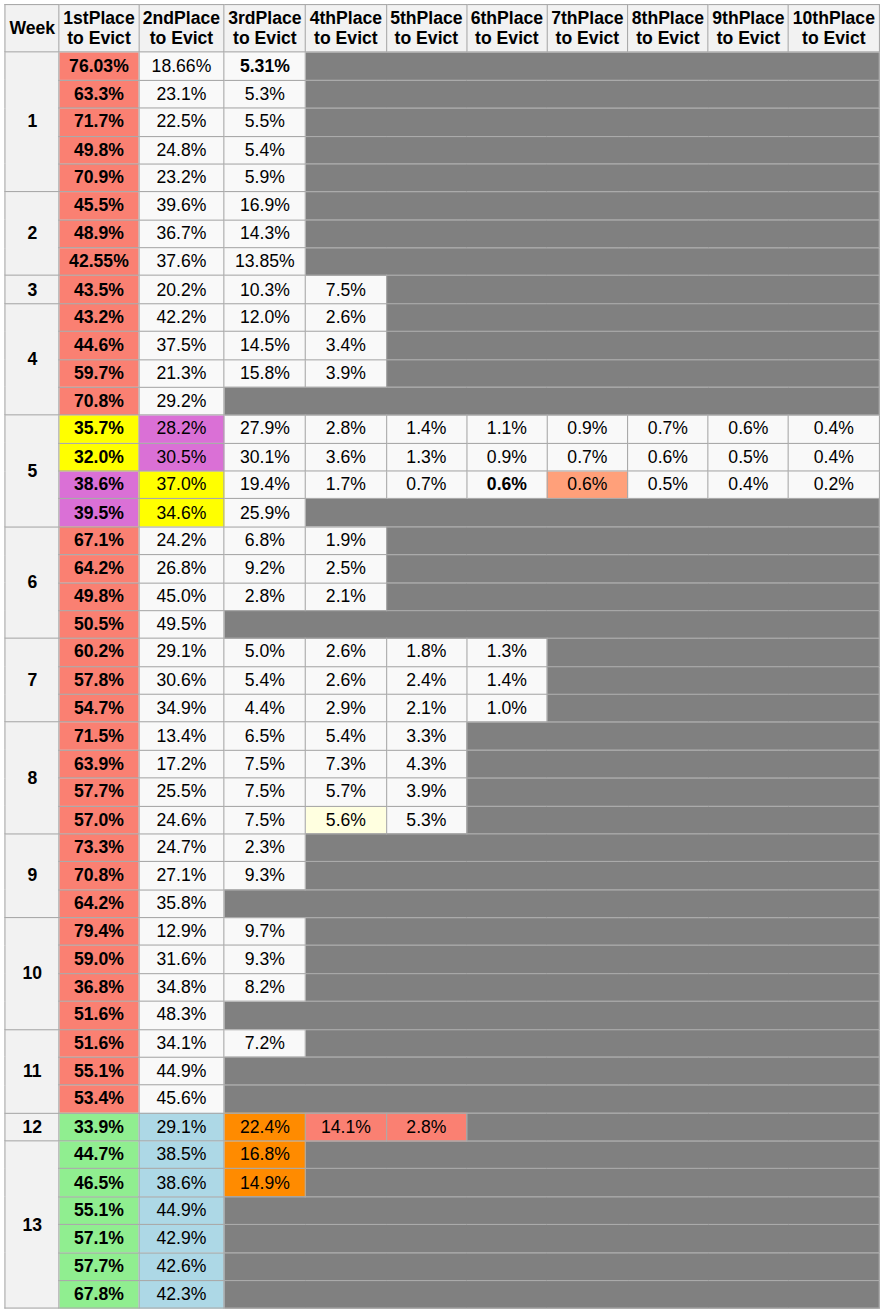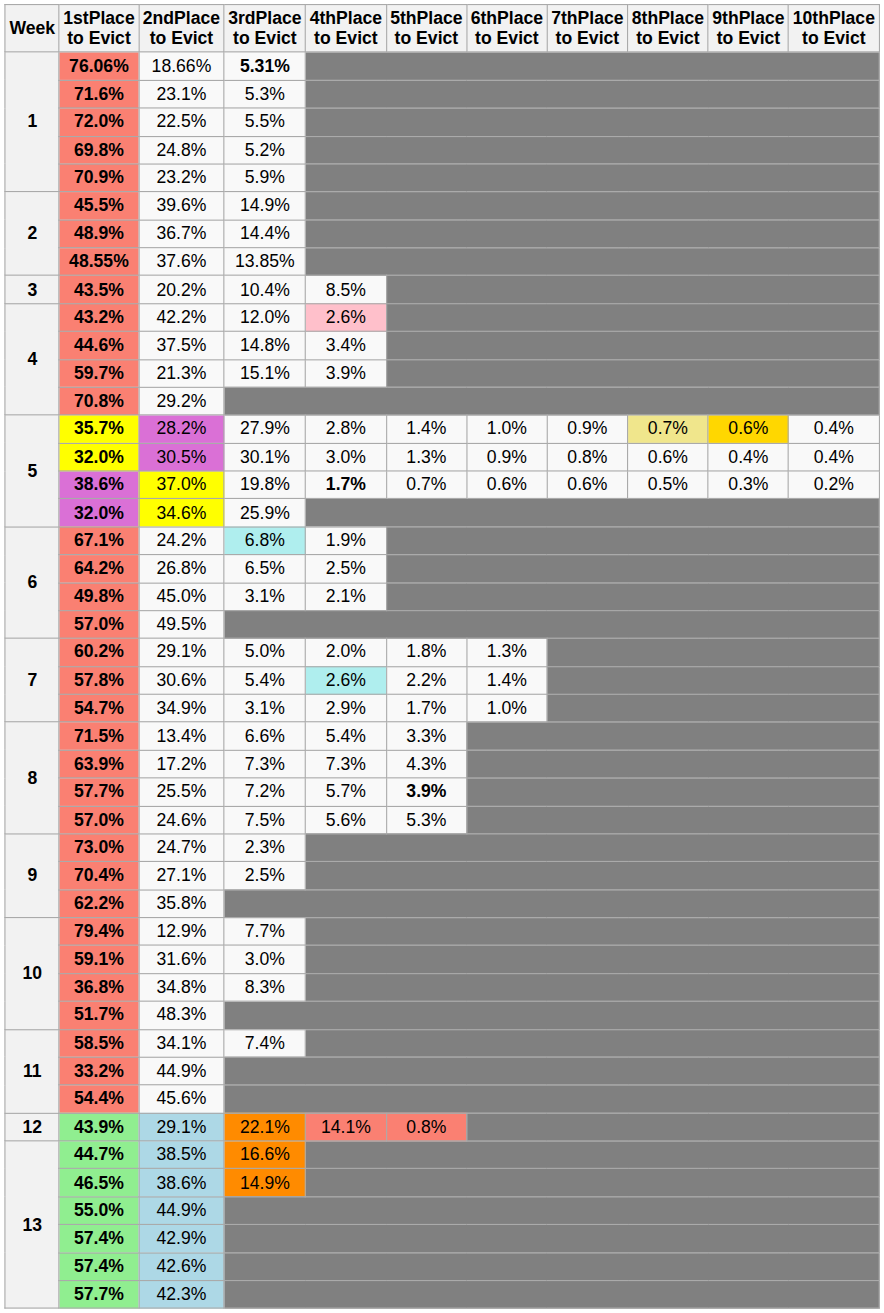(99, 66) 76.03% -> (99, 66) 76.06%
(99, 94) 63.3% -> (99, 94) 71.6%
(99, 121) 71.7% -> (99, 121) 72.0%
(99, 149) 49.8% -> (99, 149) 69.8%
(265, 149) 5.4% -> (265, 149) 5.2%
(265, 205) 16.9% -> (265, 205) 14.9%
(265, 233) 14.3% -> (265, 233) 14.4%
(99, 261) 42.55% -> (99, 261) 48.55%
(265, 289) 10.3% -> (265, 289) 10.4%
(346, 289) 7.5% -> (346, 289) 8.5%
(346, 317) no background -> (346, 317) pink background
(265, 345) 14.5% -> (265, 345) 14.8%
(265, 373) 15.8% -> (265, 373) 15.1%
(507, 429) 1.1% -> (507, 429) 1.0%
(668, 429) no background -> (668, 429) khaki background
(748, 429) no background -> (748, 429) gold background
(346, 456) 3.6% -> (346, 456) 3.0%
(587, 456) 0.7% -> (587, 456) 0.8%
(748, 456) 0.5% -> (748, 456) 0.4%
(265, 484) 19.4% -> (265, 484) 19.8%
(346, 484) normal -> (346, 484) bold
(507, 484) bold -> (507, 484) normal
(587, 484) lightsalmon background -> (587, 484) no background
(748, 484) 0.4% -> (748, 484) 0.3%
(99, 512) 39.5% -> (99, 512) 32.0%
(265, 540) no background -> (265, 540) paleturquoise background
(265, 568) 9.2% -> (265, 568) 6.5%
(265, 596) 2.8% -> (265, 596) 3.1%
(99, 624) 50.5% -> (99, 624) 57.0%
(346, 652) 2.6% -> (346, 652) 2.0%
(346, 680) no background -> (346, 680) paleturquoise background
(426, 680) 2.4% -> (426, 680) 2.2%
(265, 708) 4.4% -> (265, 708) 3.1%
(426, 708) 2.1% -> (426, 708) 1.7%
(265, 736) 6.5% -> (265, 736) 6.6%
(265, 763) 7.5% -> (265, 763) 7.3%
(265, 791) 7.5% -> (265, 791) 7.2%
(426, 791) normal -> (426, 791) bold
(346, 819) lightyellow background -> (346, 819) no background
(99, 847) 73.3% -> (99, 847) 73.0%
(99, 875) 70.8% -> (99, 875) 70.4%
(265, 875) 9.3% -> (265, 875) 2.5%
(99, 903) 64.2% -> (99, 903) 62.2%
(265, 931) 9.7% -> (265, 931) 7.7%
(99, 959) 59.0% -> (99, 959) 59.1%
(265, 959) 9.3% -> (265, 959) 3.0%
(265, 987) 8.2% -> (265, 987) 8.3%
(99, 1015) 51.6% -> (99, 1015) 51.7%
(99, 1043) 51.6% -> (99, 1043) 58.5%
(265, 1043) 7.2% -> (265, 1043) 7.4%
(99, 1071) 55.1% -> (99, 1071) 33.2%
(99, 1098) 53.4% -> (99, 1098) 54.4%
(99, 1126) 33.9% -> (99, 1126) 43.9%
(265, 1126) 22.4% -> (265, 1126) 22.1%
(426, 1126) 2.8% -> (426, 1126) 0.8%
(265, 1154) 16.8% -> (265, 1154) 16.6%
(99, 1210) 55.1% -> (99, 1210) 55.0%
(99, 1238) 57.1% -> (99, 1238) 57.4%
(99, 1266) 57.7% -> (99, 1266) 57.4%
(99, 1294) 67.8% -> (99, 1294) 57.7%
